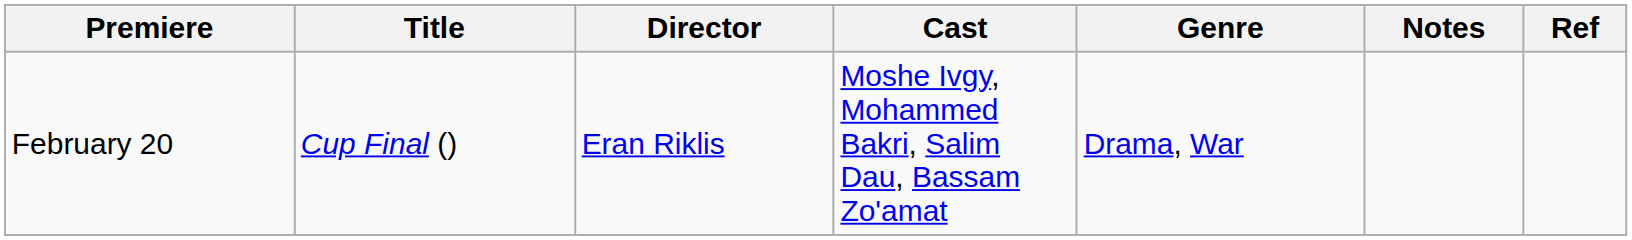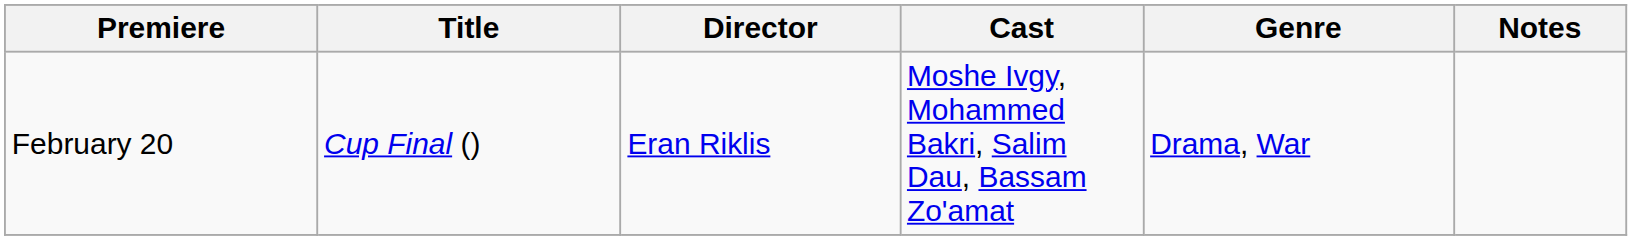- column: (1575, 28)
